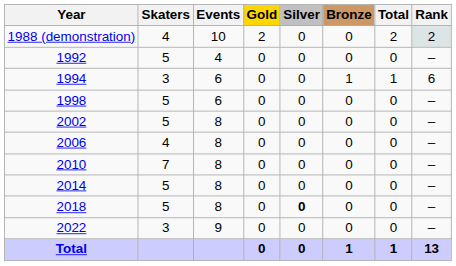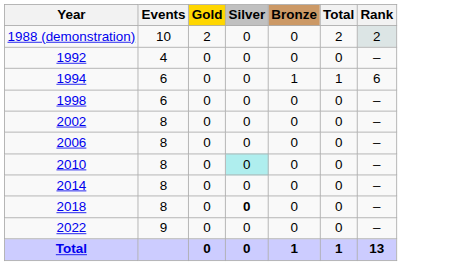- column: (166, 15)
(302, 164) no background -> (247, 164) paleturquoise background
